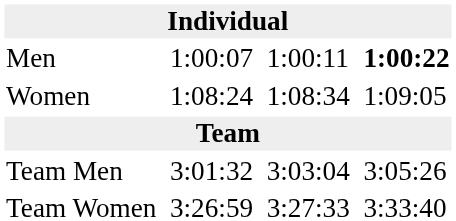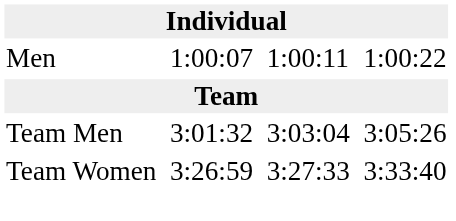(406, 58) bold -> (405, 58) normal
- row: (48, 95)
